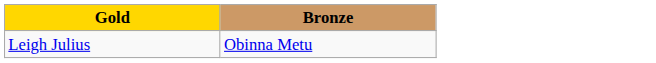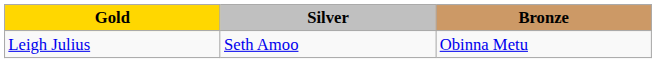+ column: (328, 17)
